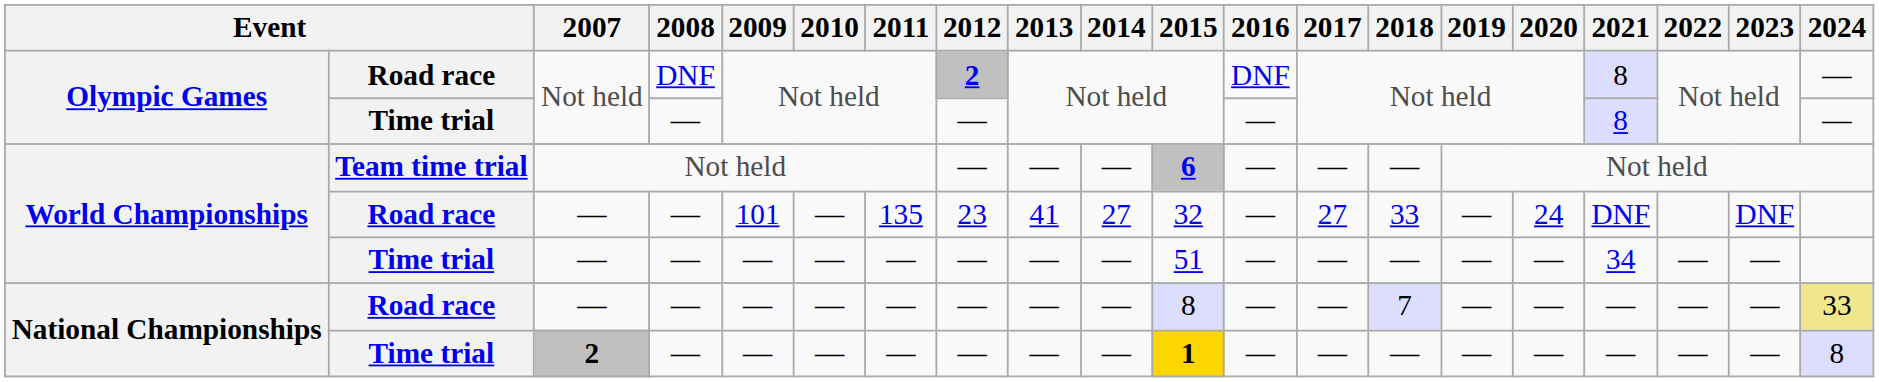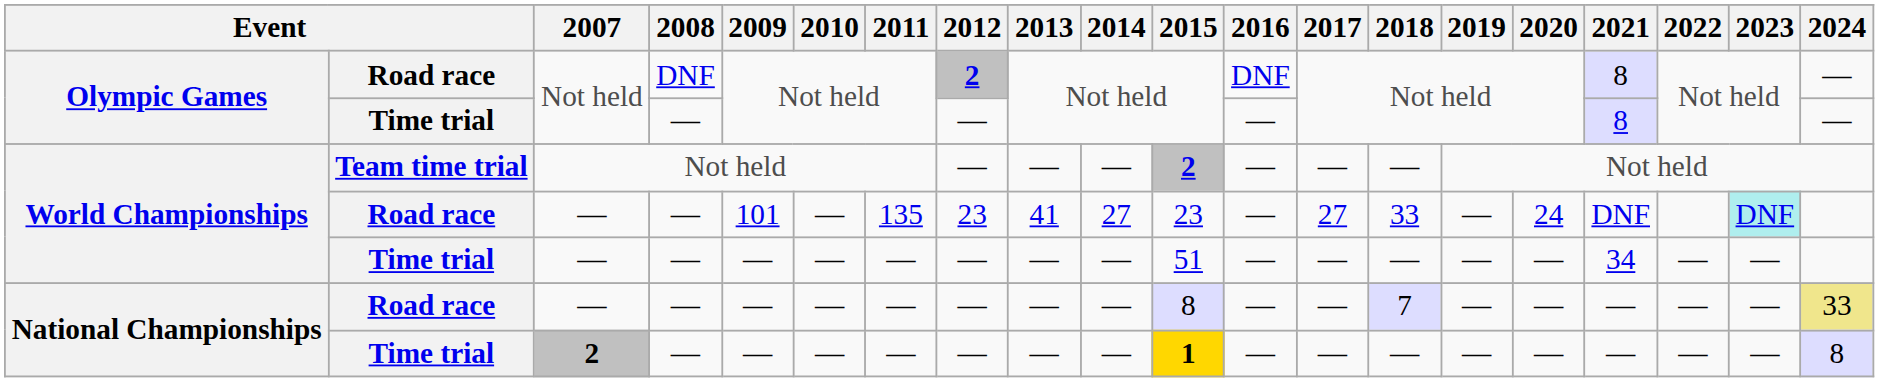(1188, 167) 6 -> (1188, 167) 2
(1188, 213) 32 -> (1188, 213) 23
(1765, 213) no background -> (1765, 213) paleturquoise background
